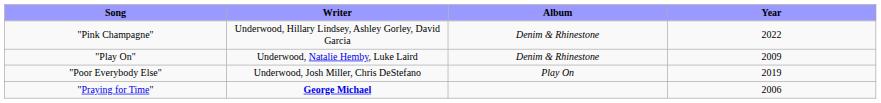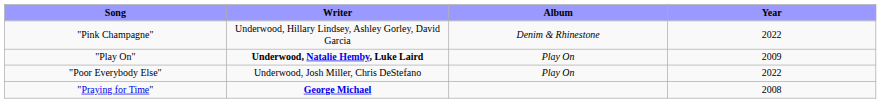(337, 57) normal -> (338, 57) bold
(558, 57) Denim & Rhinestone -> (558, 57) Play On
(772, 73) 2019 -> (772, 73) 2022
(772, 89) 2006 -> (772, 89) 2008
